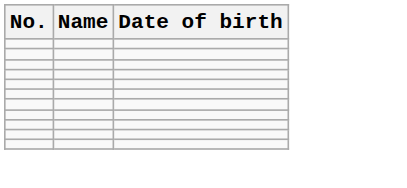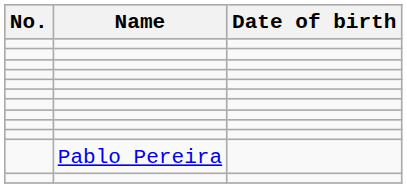+ row: (29, 157)
